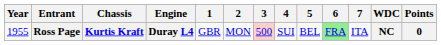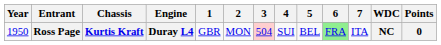(18, 31) 1955 -> (18, 31) 1950
(264, 31) 500 -> (264, 31) 504
